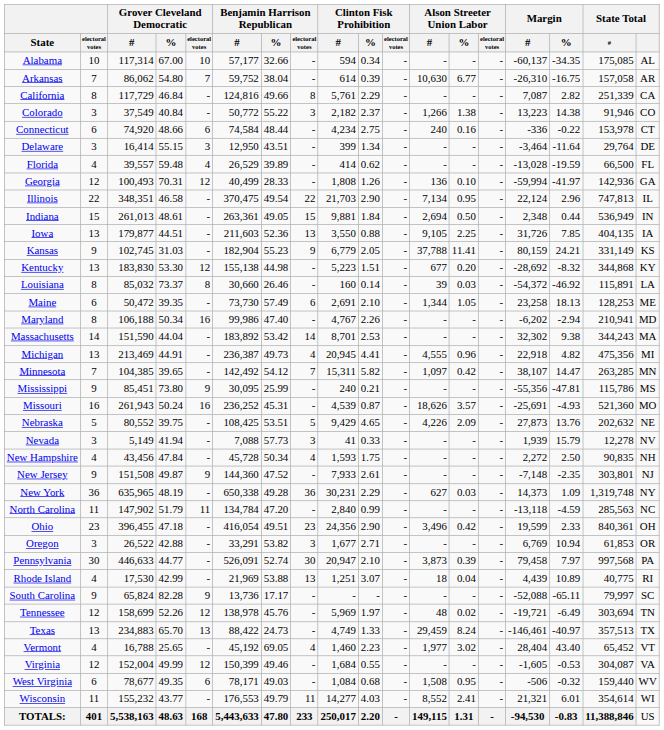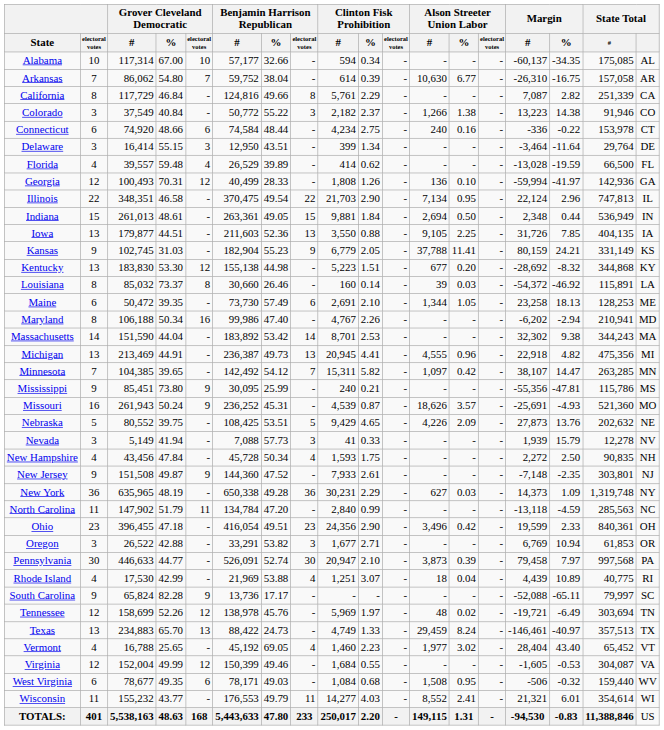(313, 354) 4 -> (310, 354) 13
(205, 405) 16 -> (208, 405) 9
(310, 578) 13 -> (313, 578) 4
